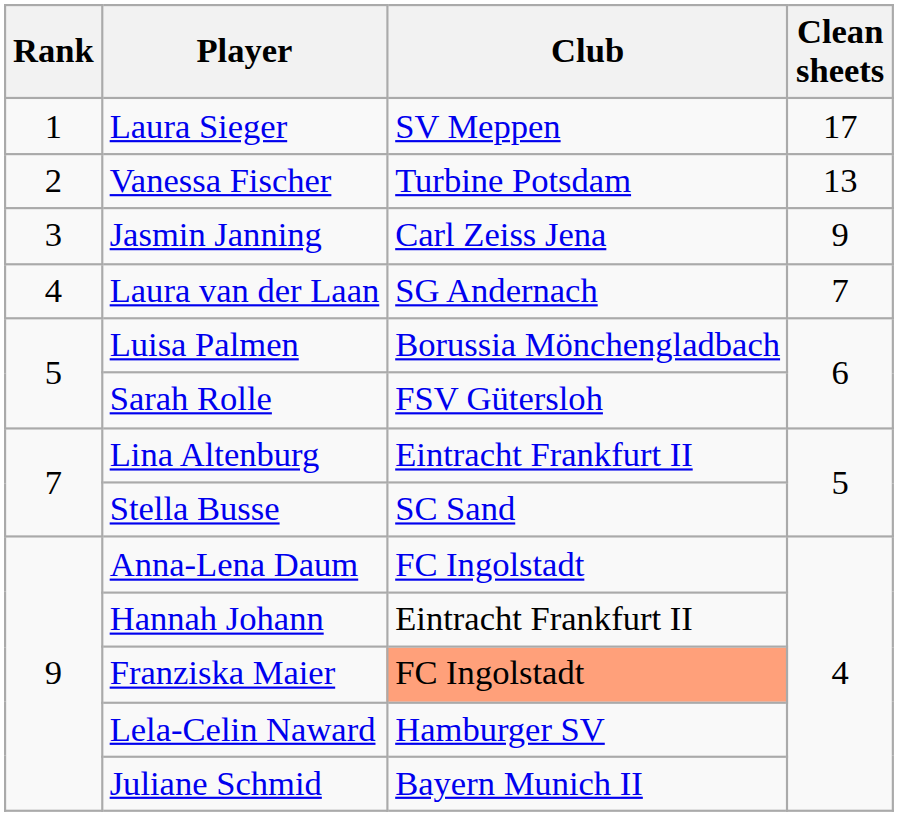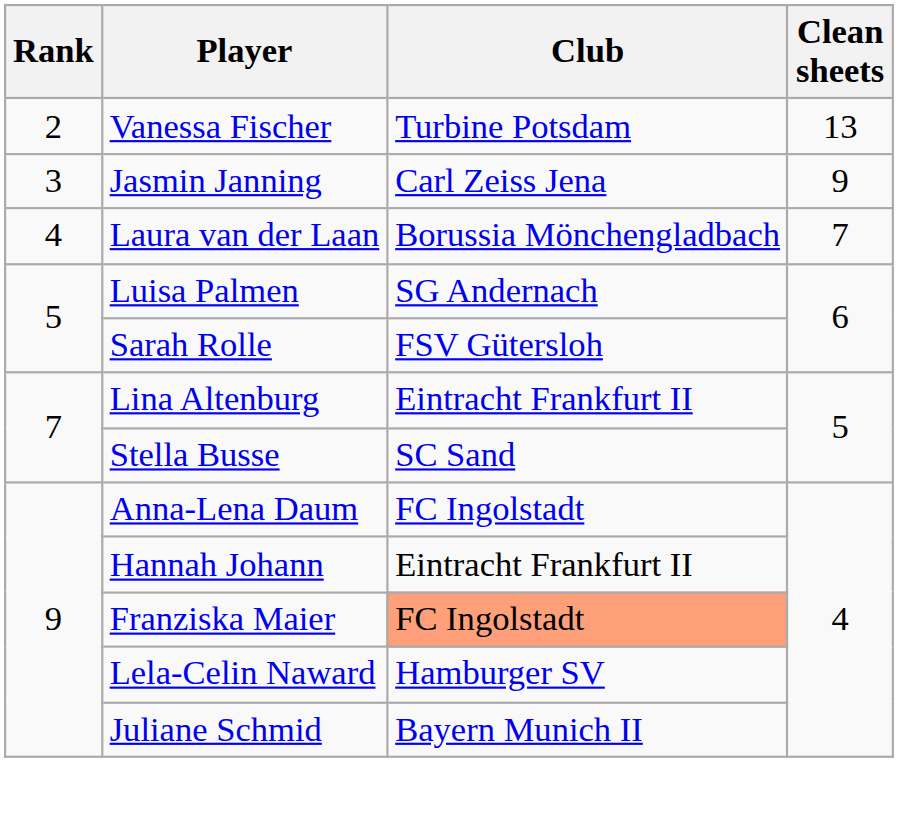- row: (198, 125)
(496, 290) SG Andernach -> (588, 235) Borussia Mönchengladbach
(588, 344) Borussia Mönchengladbach -> (496, 290) SG Andernach
